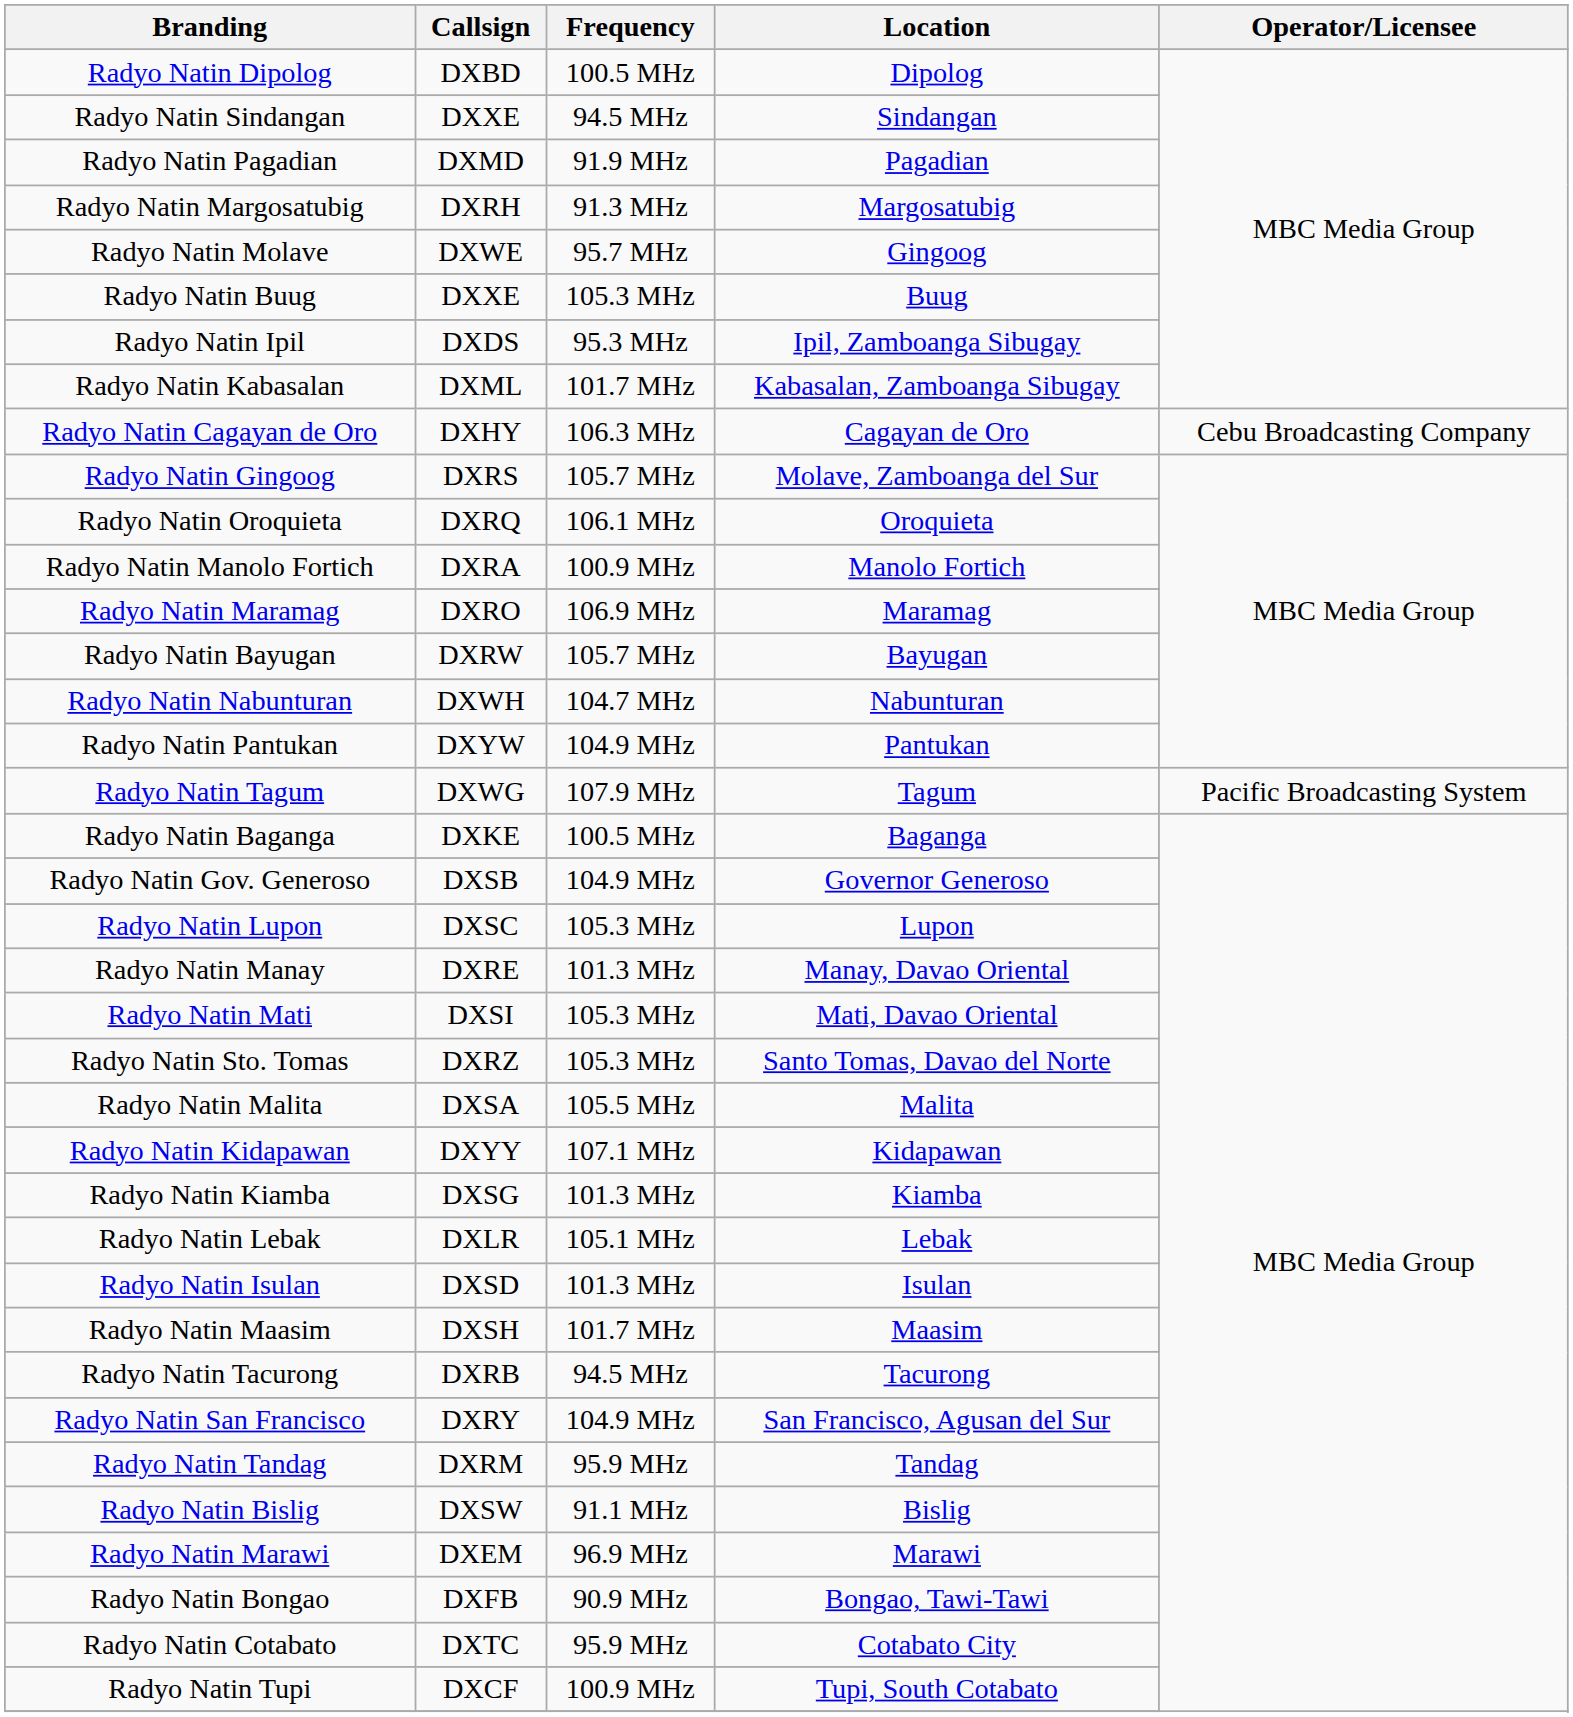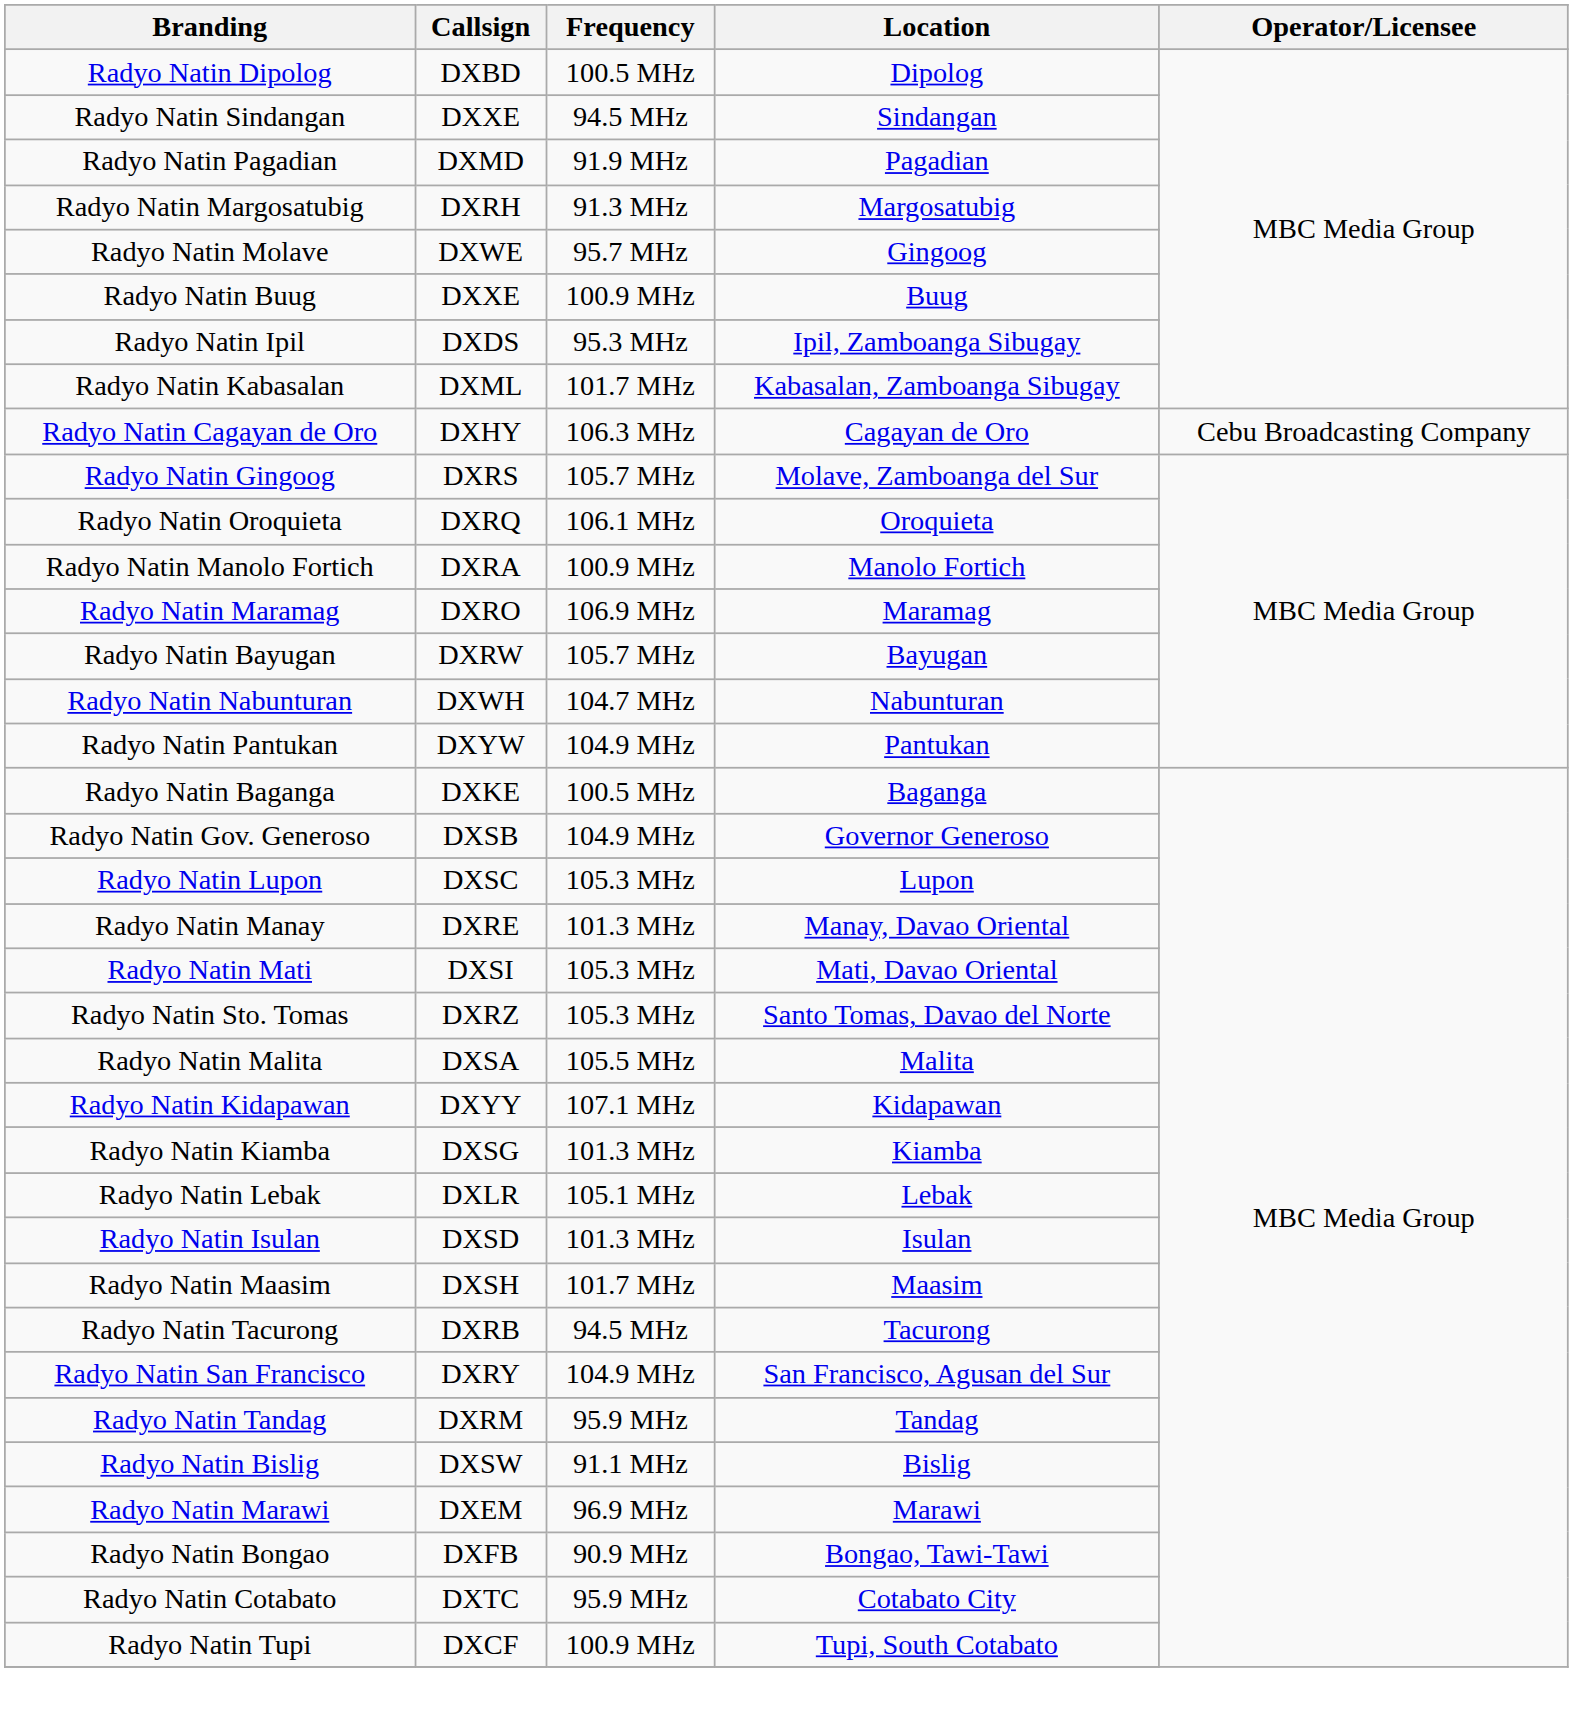(630, 296) 105.3 MHz -> (630, 296) 100.9 MHz
- row: (210, 790)
